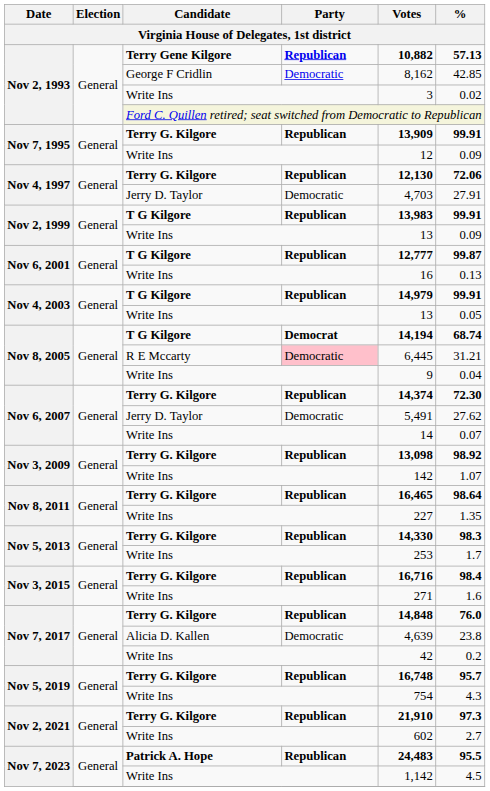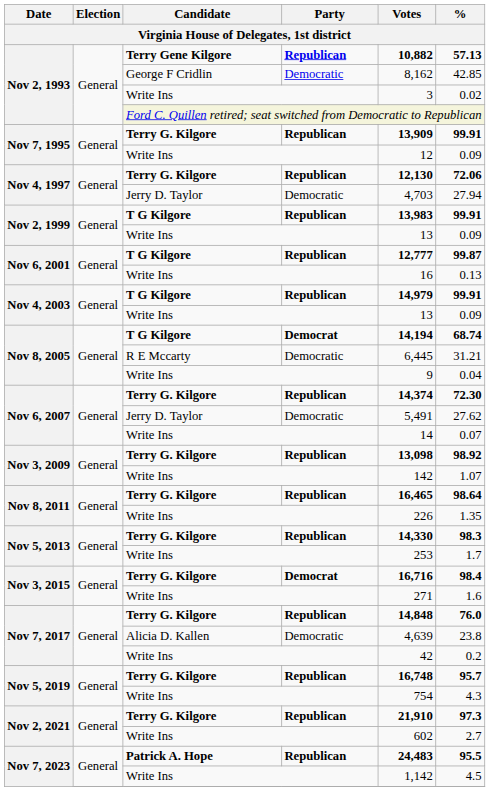(467, 194) 27.91 -> (467, 194) 27.94
(471, 315) 0.05 -> (471, 315) 0.09
(314, 355) pink background -> (314, 355) no background
(423, 515) 227 -> (423, 515) 226
(315, 575) Republican -> (311, 575) Democrat
